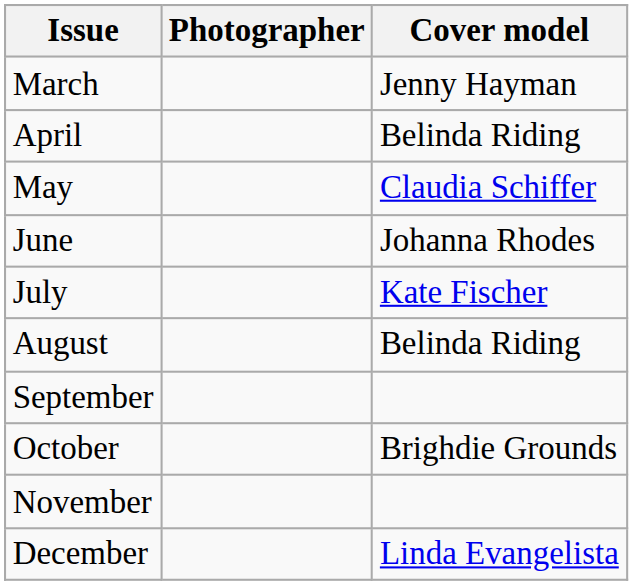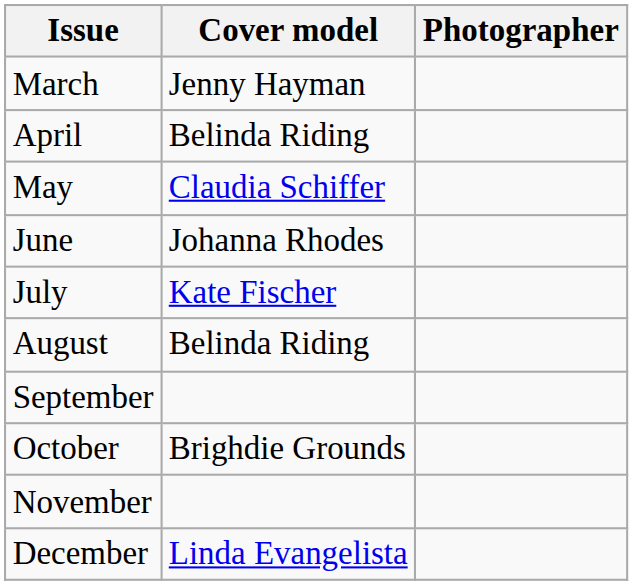columns swapped: (499, 30) <-> (267, 30)
